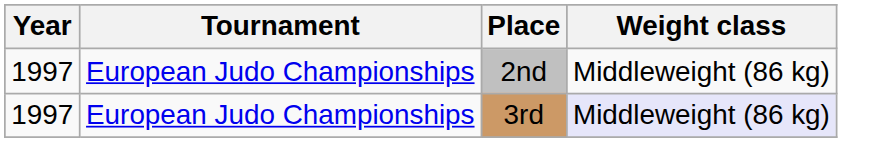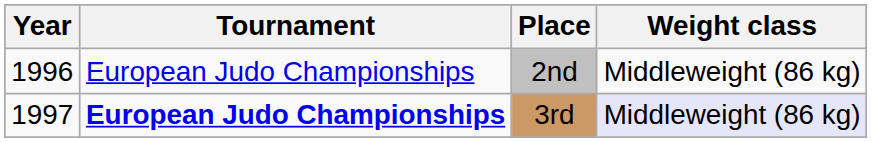(42, 70) 1997 -> (42, 70) 1996
(280, 114) normal -> (296, 114) bold
